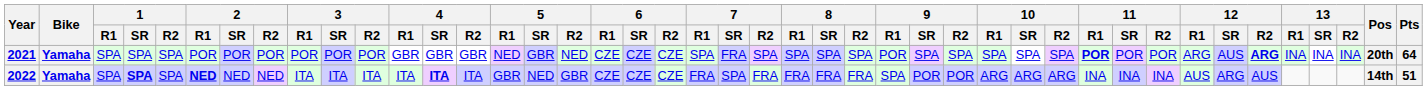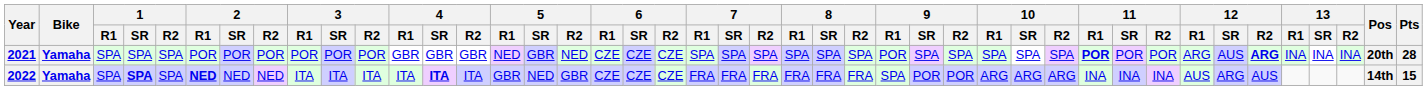(734, 55) FRA -> (734, 55) SPA
(1409, 55) 64 -> (1409, 55) 28
(734, 76) SPA -> (734, 76) FRA
(1409, 76) 51 -> (1409, 76) 15
